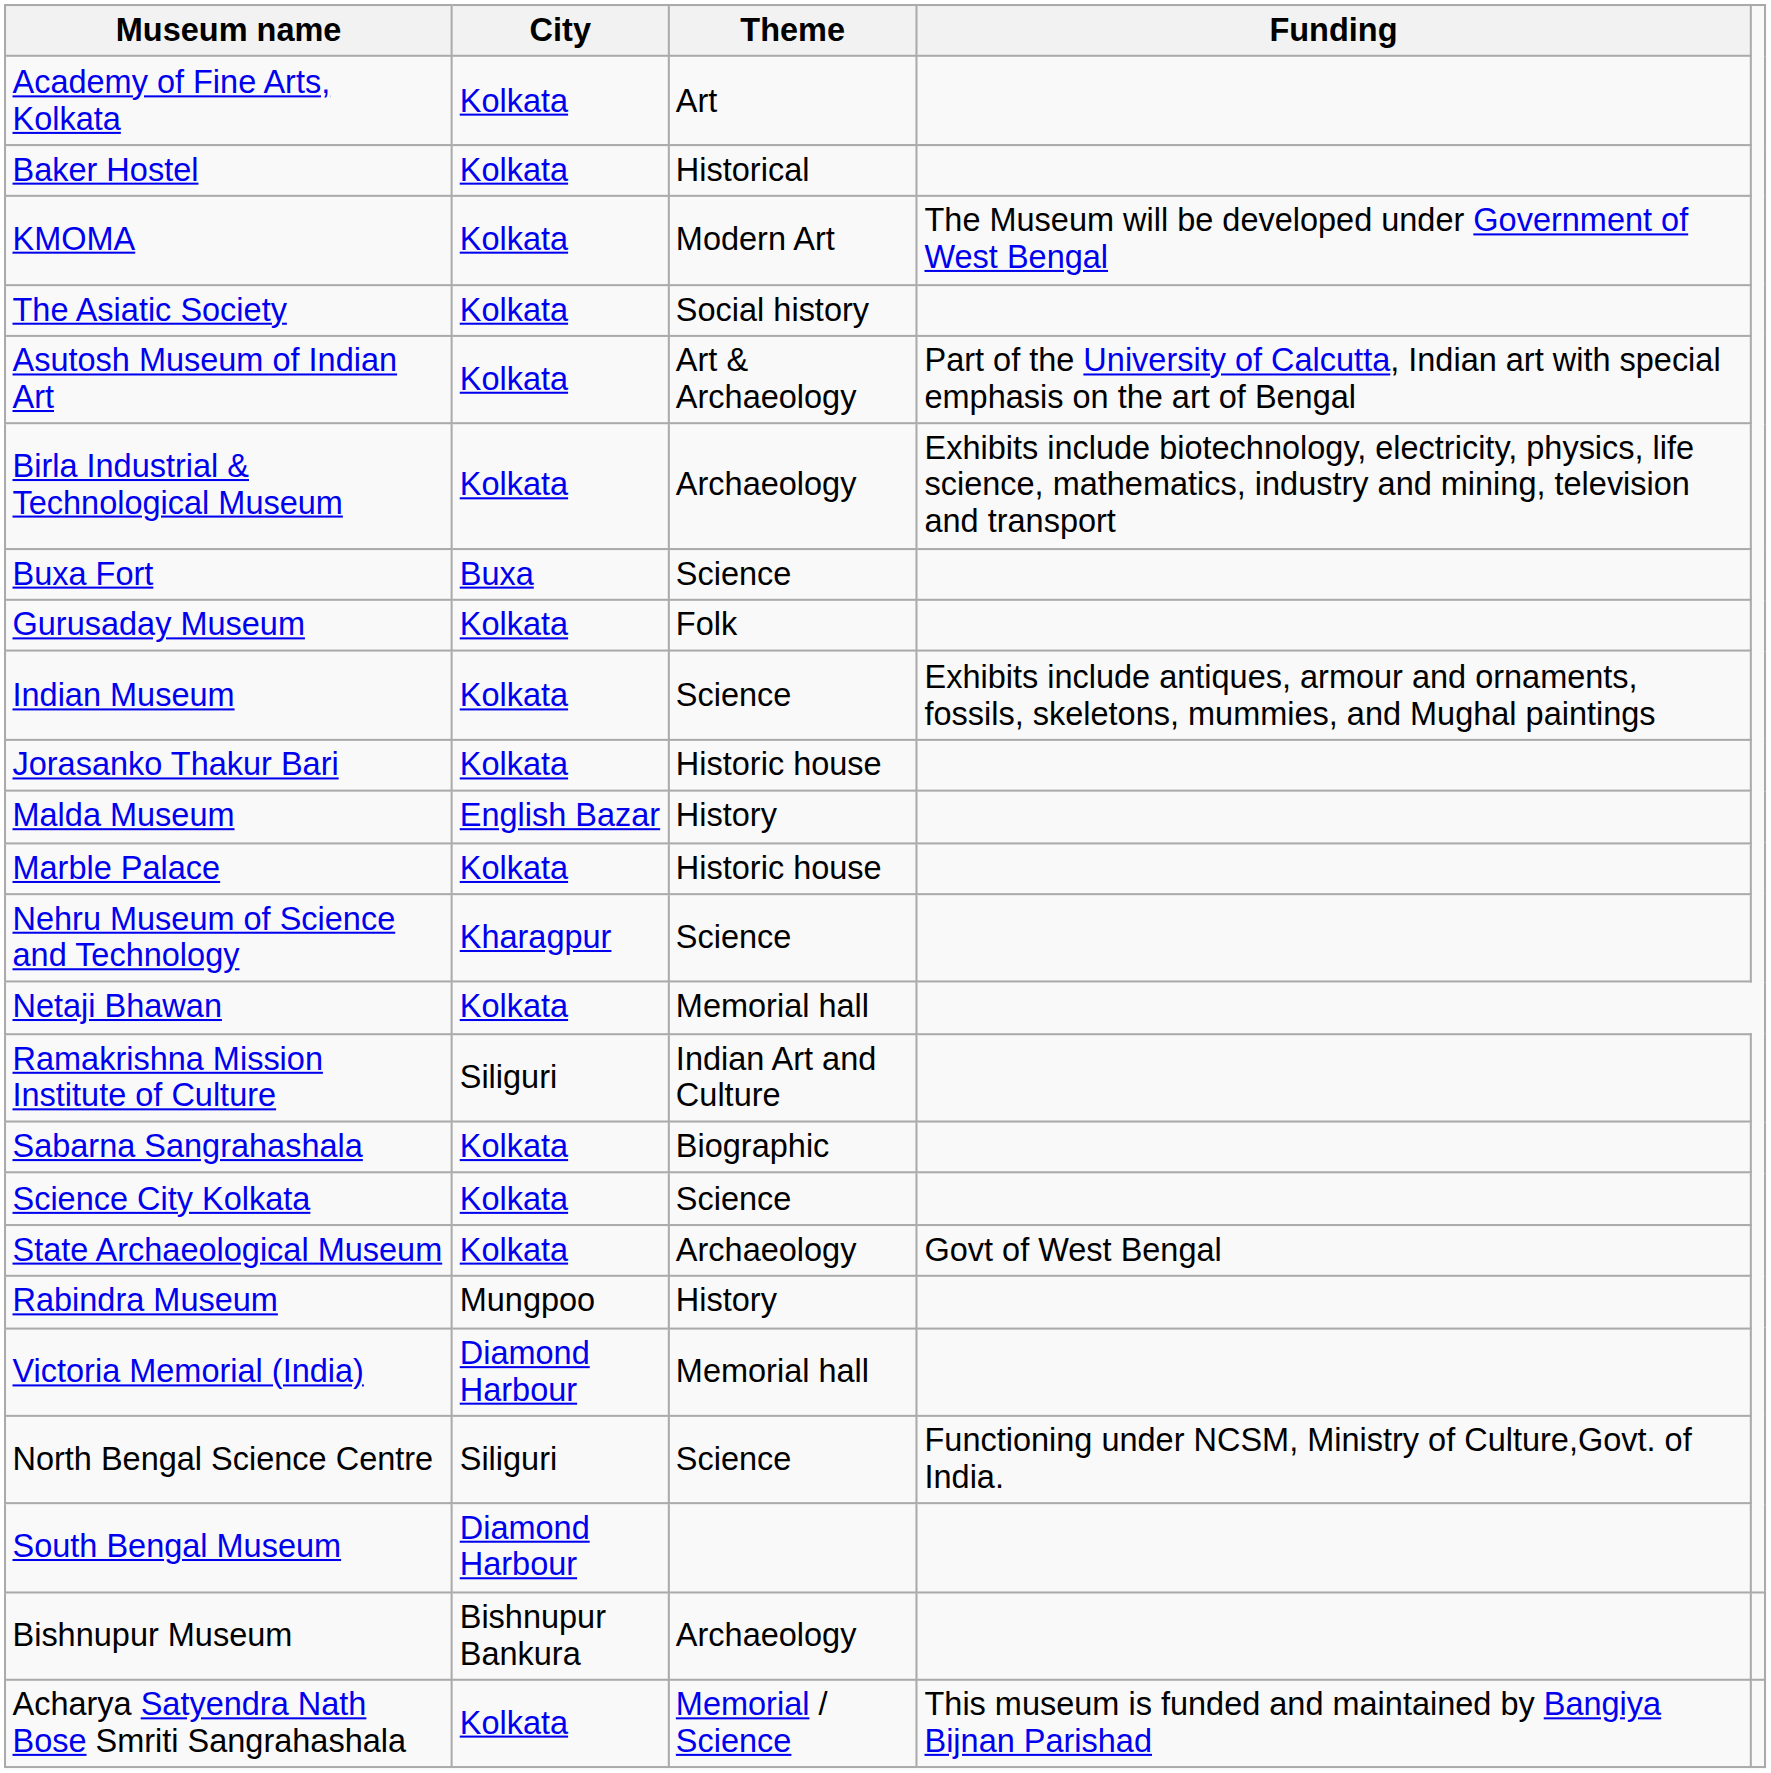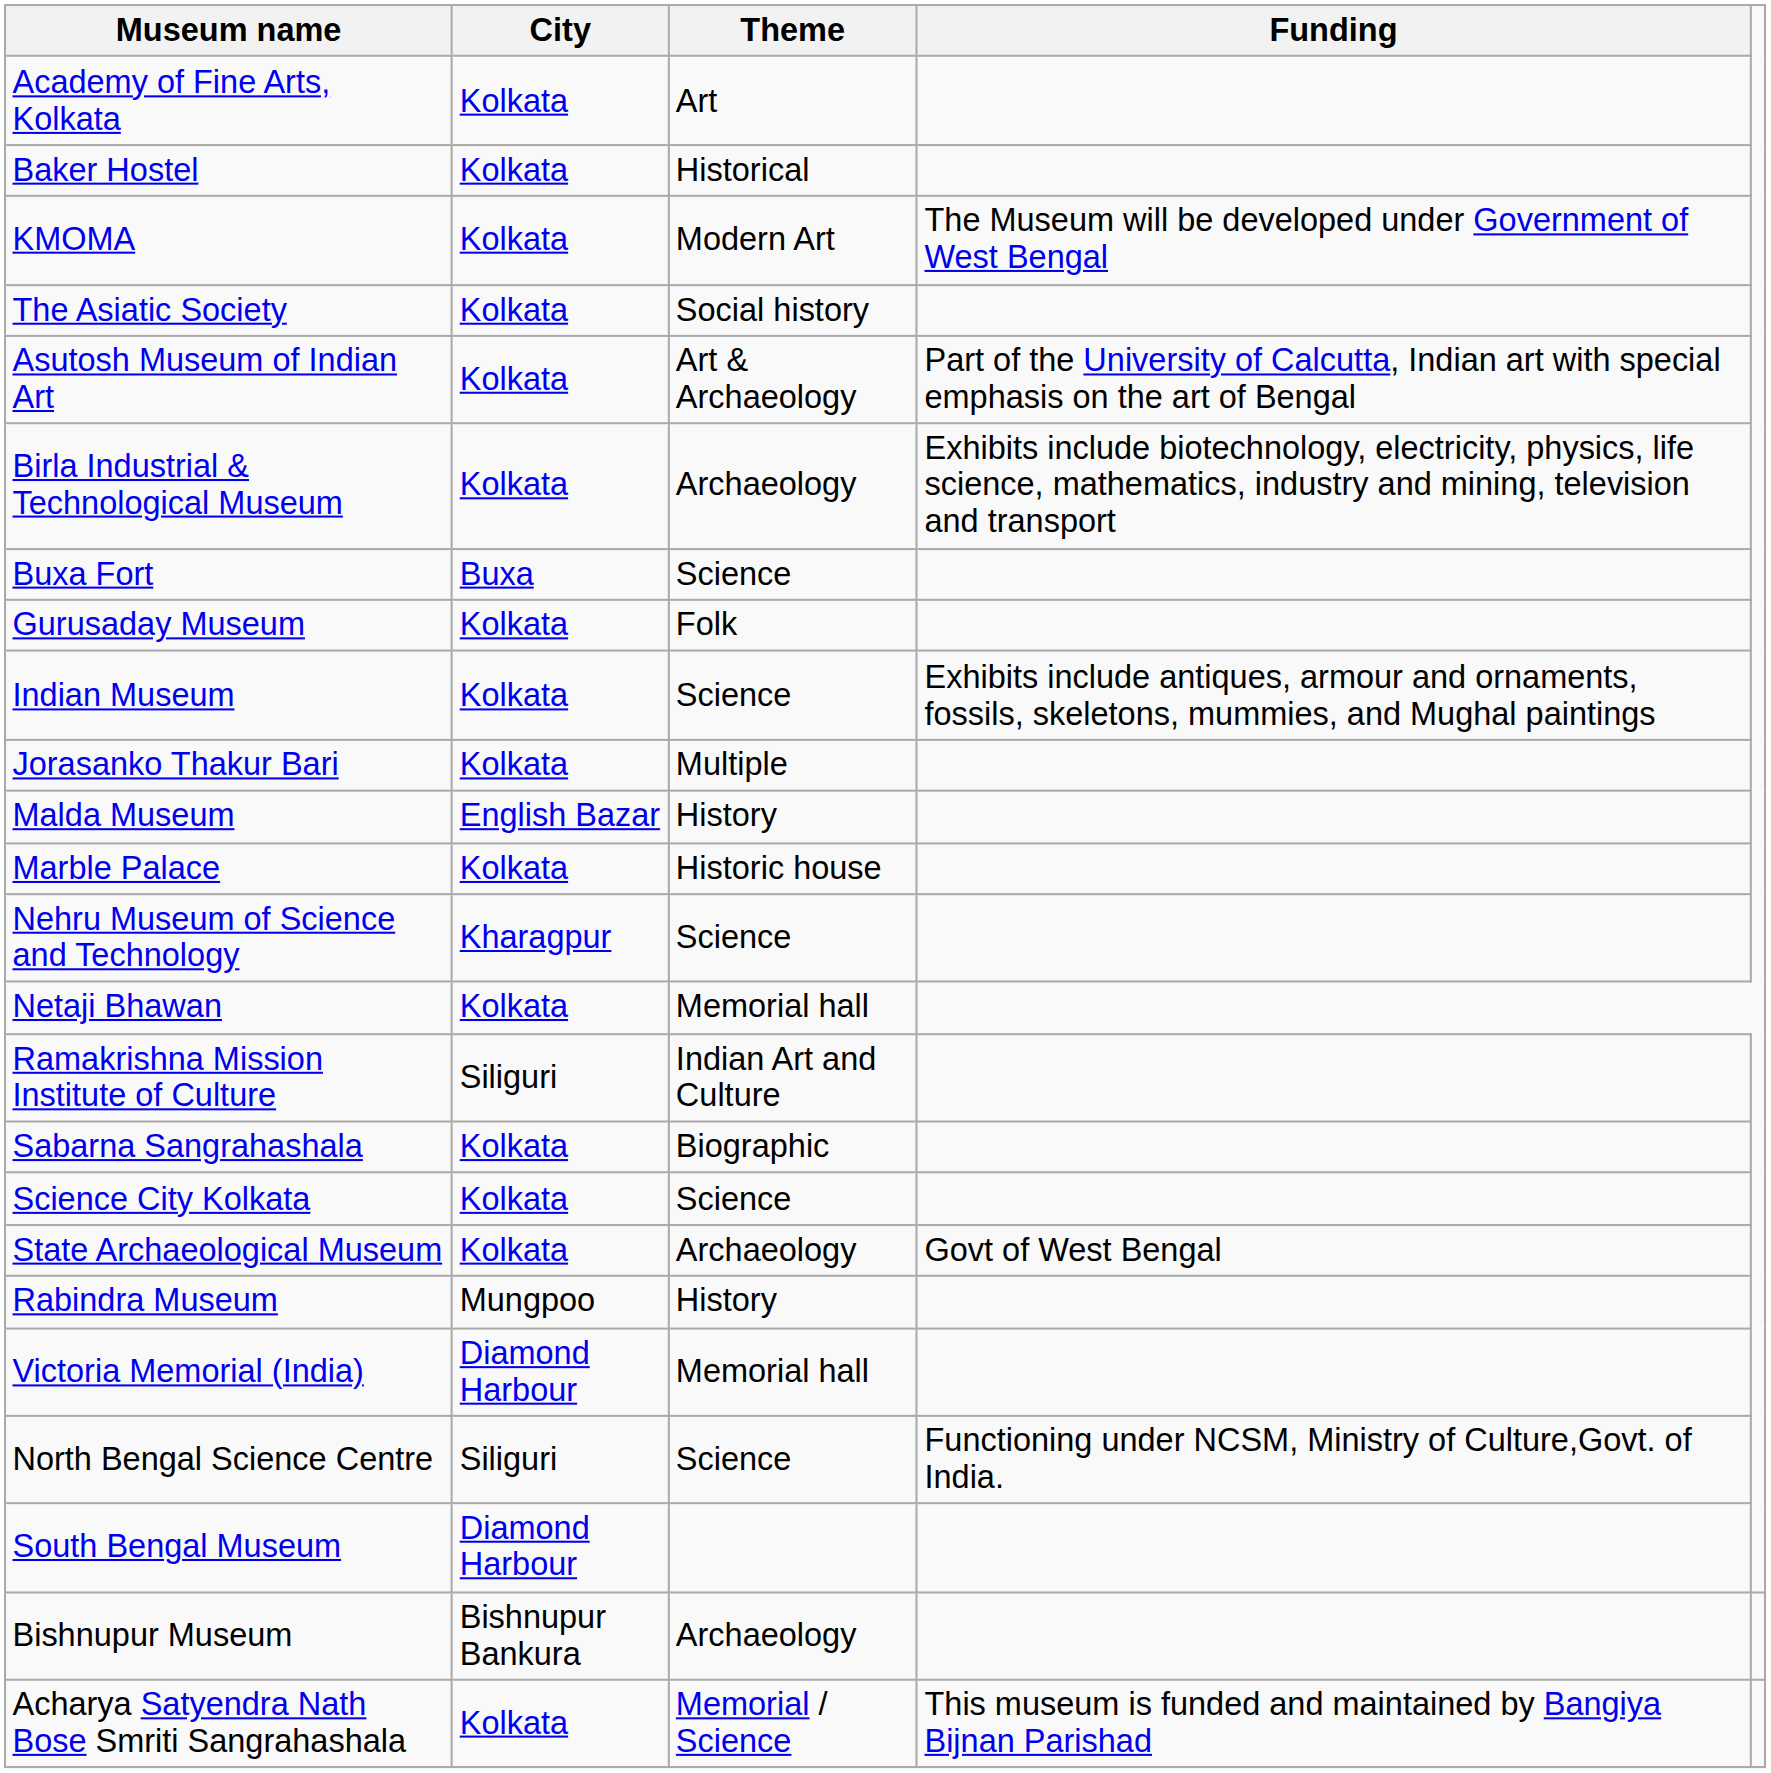(779, 764) Historic house -> (732, 764) Multiple
